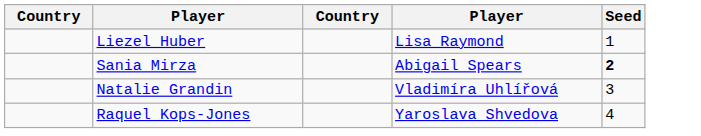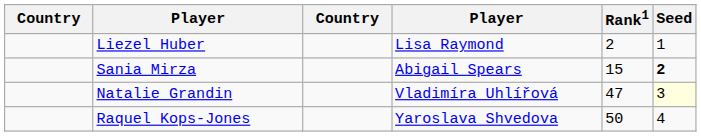+ column: (627, 19)
(610, 91) no background -> (661, 94) lightyellow background
